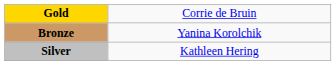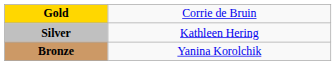rows swapped: (56, 51) <-> (56, 32)
